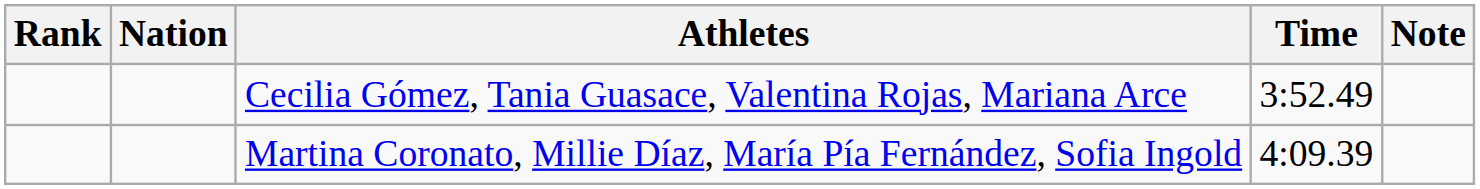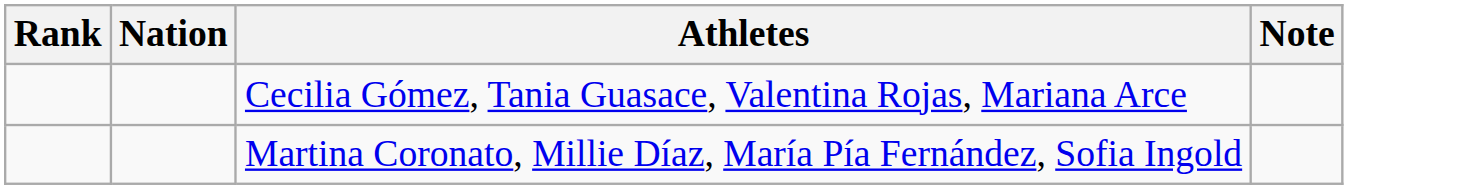- column: (1316, 34)
